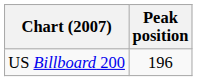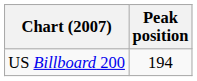(160, 62) 196 -> (160, 62) 194
